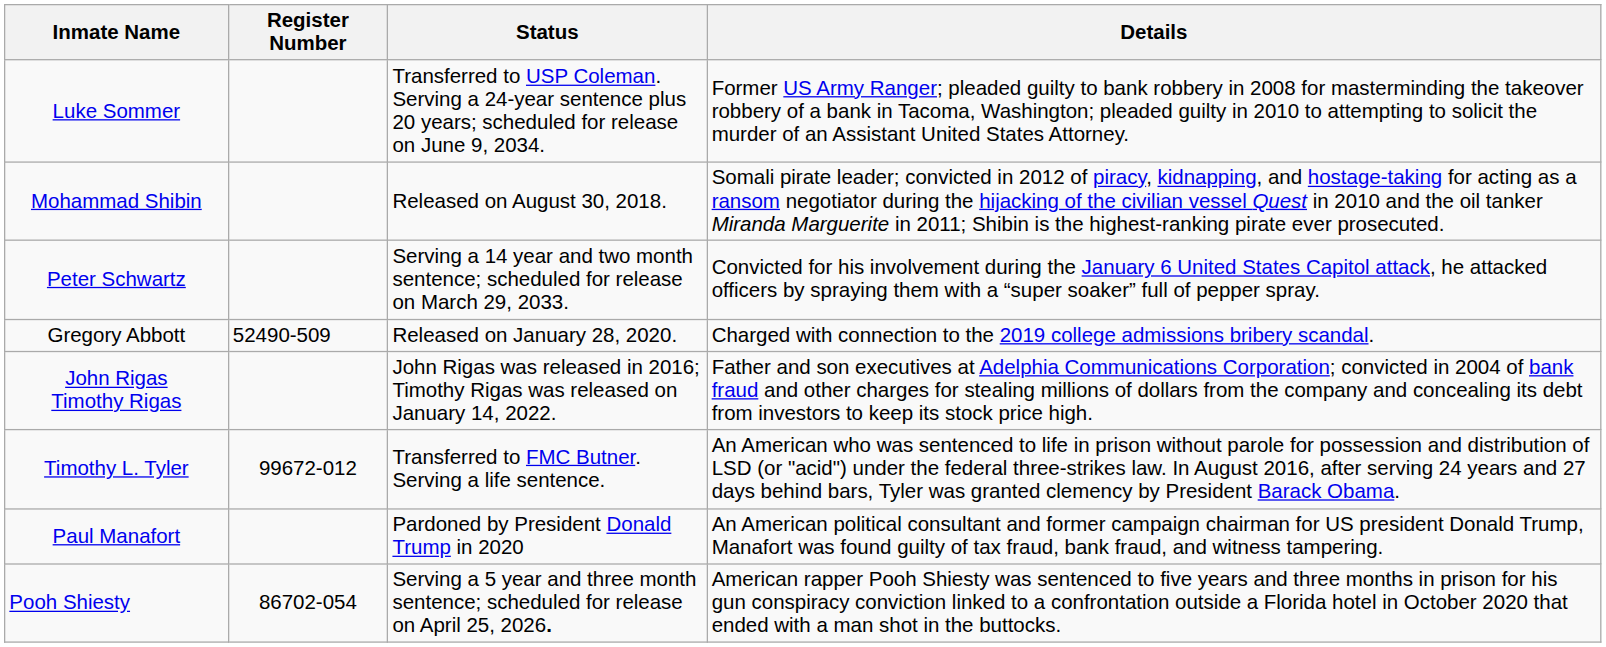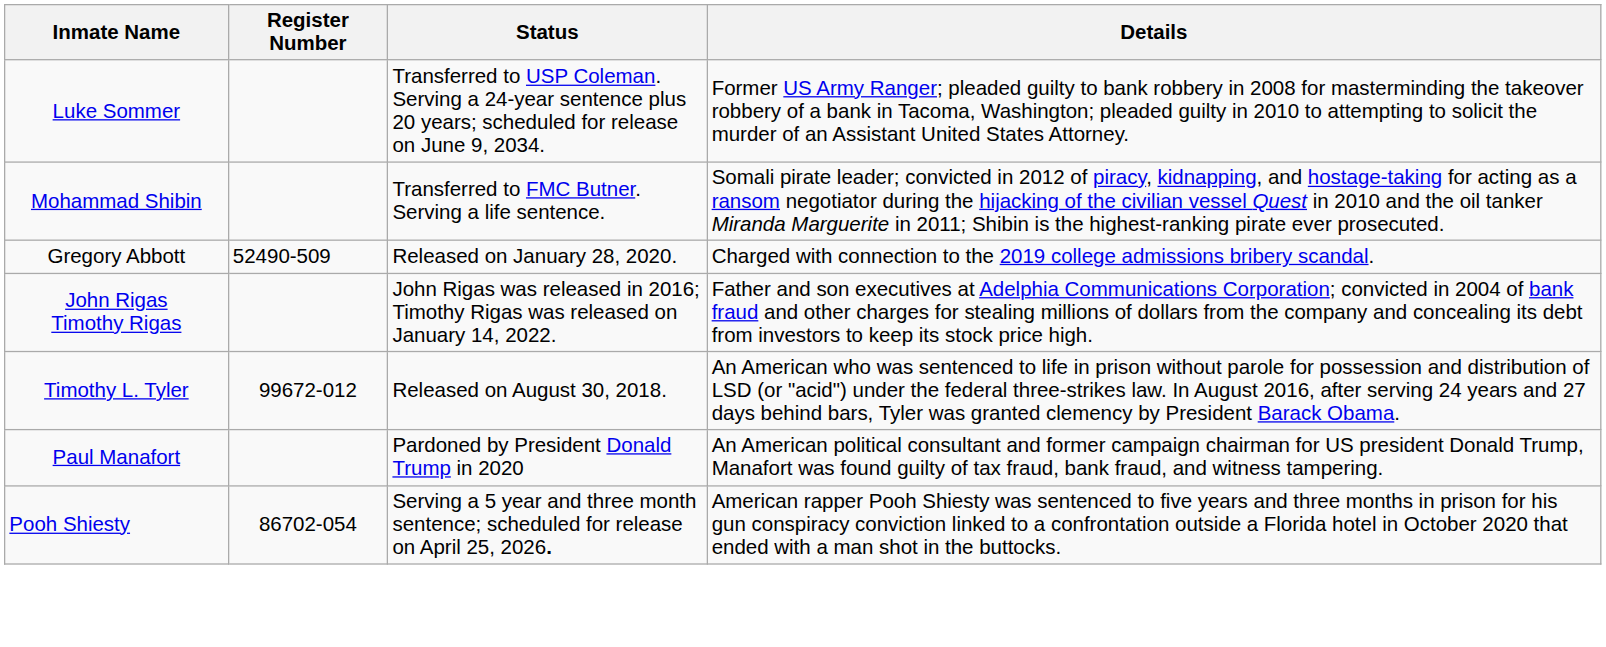(530, 200) Released on August 30, 2018. -> (517, 200) Transferred to FMC Butner. Serving a life sentence.
- row: (116, 279)
(517, 469) Transferred to FMC Butner. Serving a life sentence. -> (530, 390) Released on August 30, 2018.
